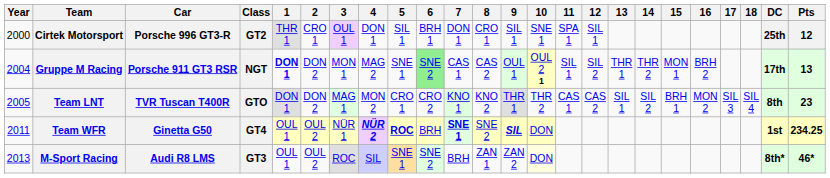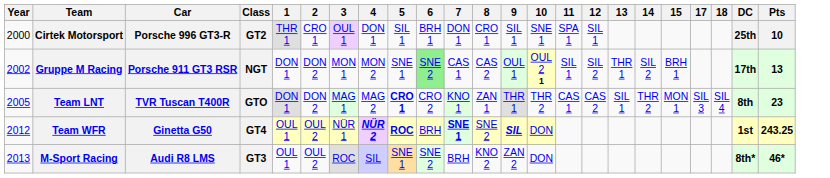- column: (705, 12)
(806, 35) 12 -> (777, 35) 10
(19, 68) 2004 -> (19, 68) 2002
(287, 68) bold -> (287, 68) normal
(373, 68) MAG 2 -> (373, 68) MON 2
(648, 68) THR 2 -> (648, 68) SIL 2
(676, 68) MON 1 -> (676, 68) BRH 1
(373, 102) MON 2 -> (373, 102) MAG 2
(402, 102) normal -> (402, 102) bold
(487, 102) KNO 2 -> (487, 102) ZAN 1
(648, 102) SIL 2 -> (648, 102) THR 2
(676, 102) BRH 1 -> (676, 102) MON 1
(19, 130) 2011 -> (19, 130) 2012
(806, 130) 234.25 -> (777, 130) 243.25
(487, 158) ZAN 1 -> (487, 158) KNO 2
(541, 158) lightyellow background -> (541, 158) no background
